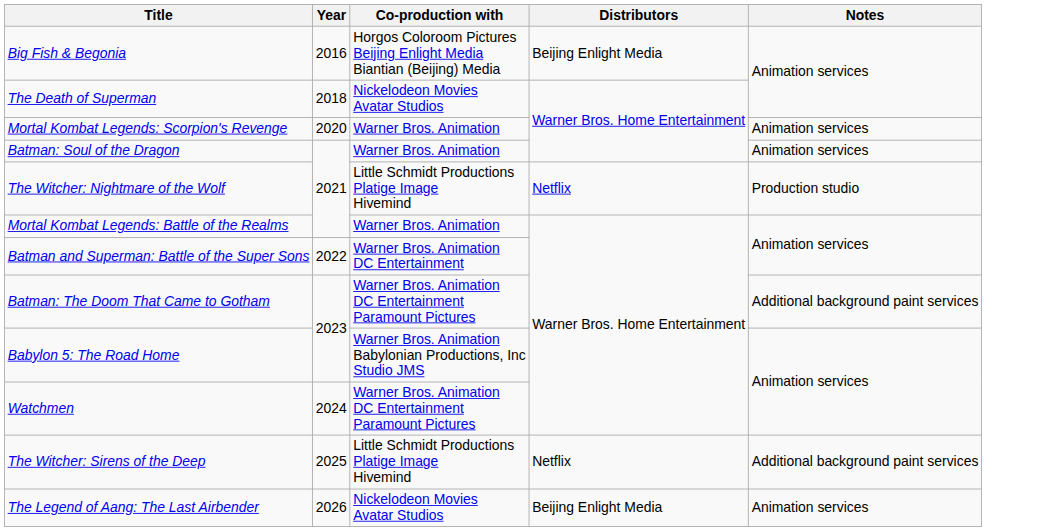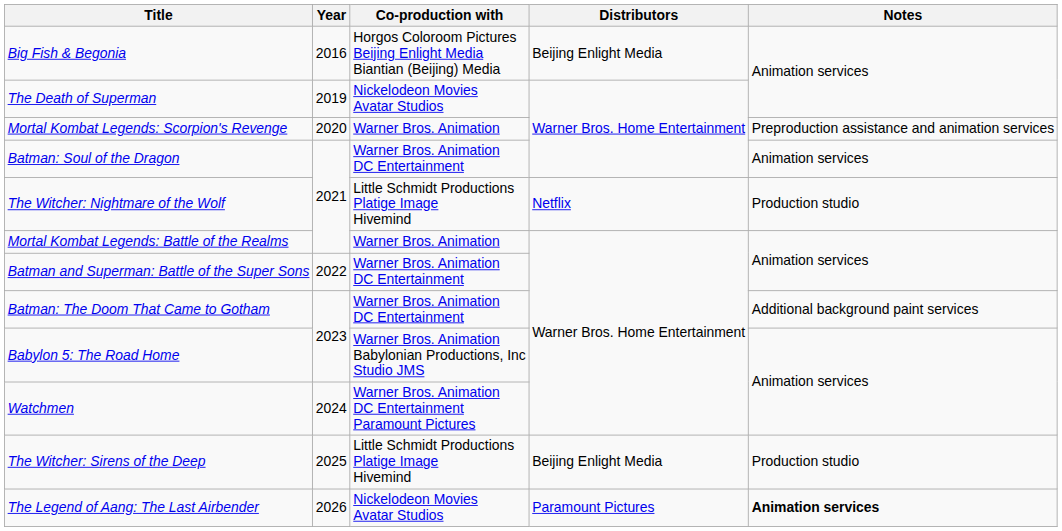(331, 98) 2018 -> (331, 98) 2019
(810, 128) Animation services -> (903, 128) Preproduction assistance and animation services
(426, 150) Warner Bros. Animation -> (426, 158) Warner Bros. Animation DC Entertainment
(426, 301) Warner Bros. Animation DC Entertainment Paramount Pictures -> (426, 309) Warner Bros. Animation DC Entertainment
(552, 461) Netflix -> (597, 461) Beijing Enlight Media
(865, 461) Additional background paint services -> (805, 461) Production studio
(597, 507) Beijing Enlight Media -> (593, 507) Paramount Pictures
(810, 507) normal -> (815, 507) bold
